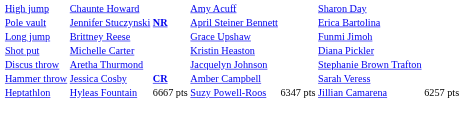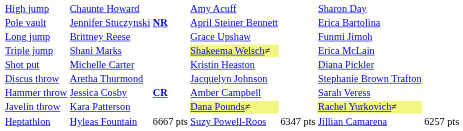+ row: (29, 51)
+ row: (33, 107)
